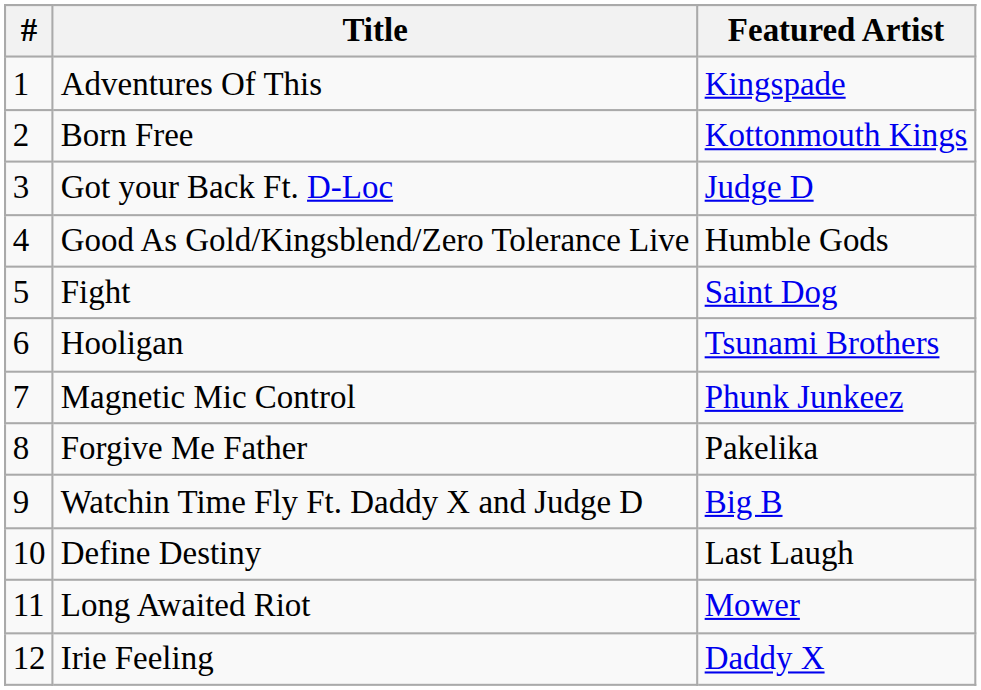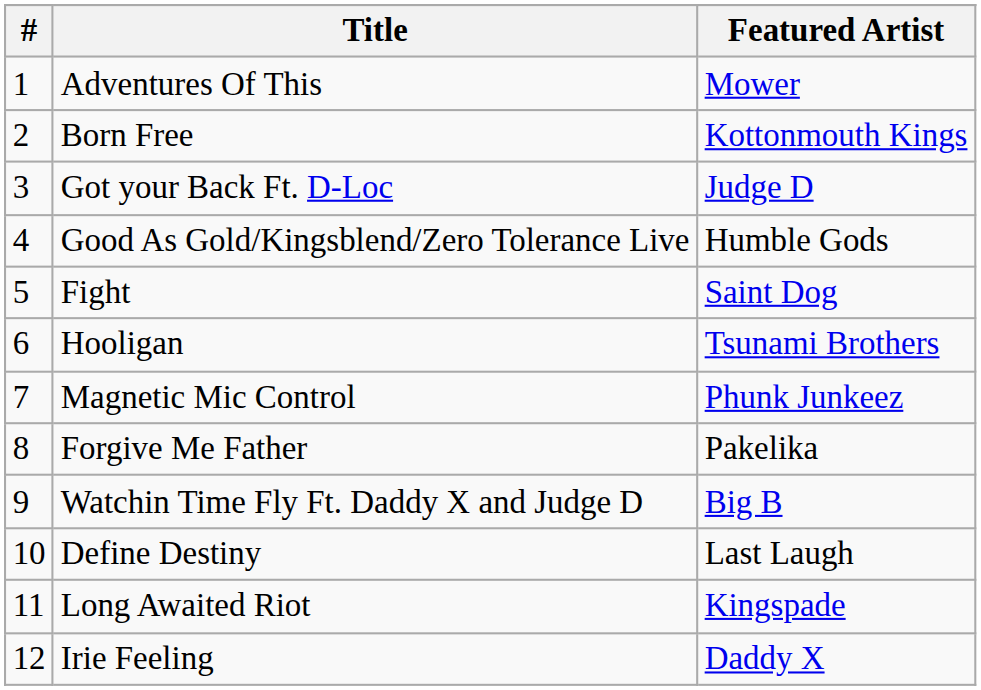(775, 82) Kingspade -> (752, 82) Mower
(752, 605) Mower -> (775, 605) Kingspade
